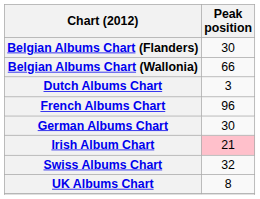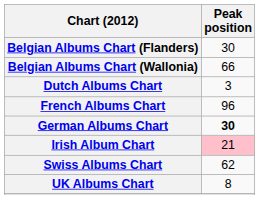(228, 125) normal -> (228, 125) bold
(228, 164) 32 -> (228, 164) 62
